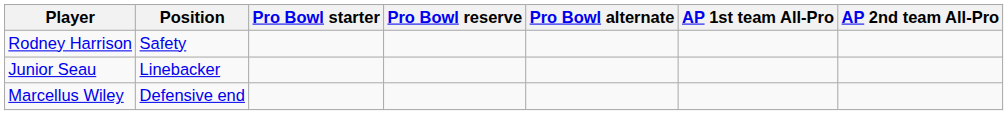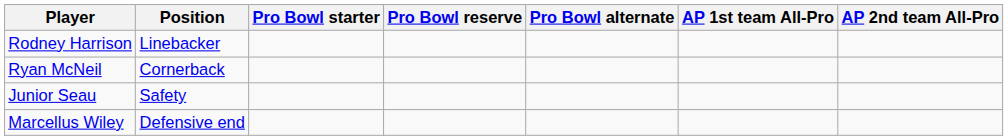(163, 43) Safety -> (180, 43) Linebacker
+ row: (55, 69)
(180, 69) Linebacker -> (163, 95) Safety
